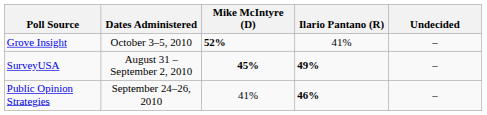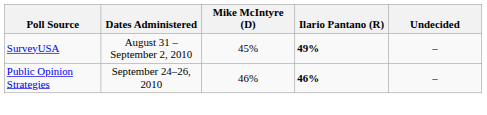- row: (37, 42)
(248, 65) bold -> (248, 48) normal
(248, 95) 41% -> (248, 78) 46%
